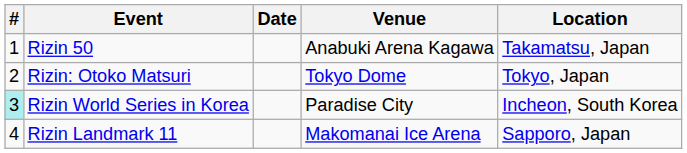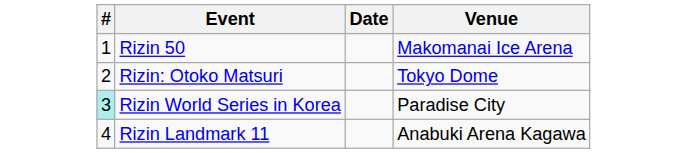- column: (590, 19)
(400, 48) Anabuki Arena Kagawa -> (485, 48) Makomanai Ice Arena
(393, 134) Makomanai Ice Arena -> (491, 134) Anabuki Arena Kagawa
